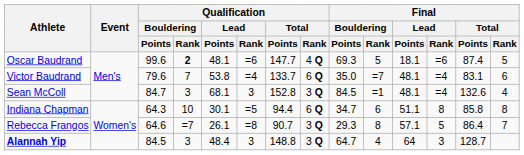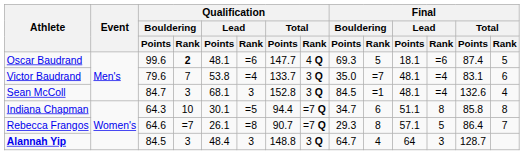(314, 77) 6 Q -> (314, 77) 3 Q
(314, 109) 6 Q -> (314, 109) =7 Q
(314, 126) 3 Q -> (314, 126) =7 Q
